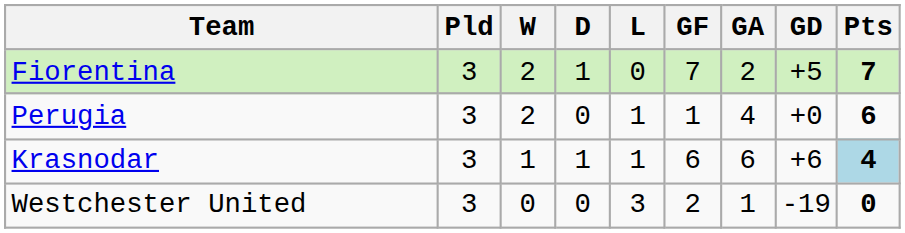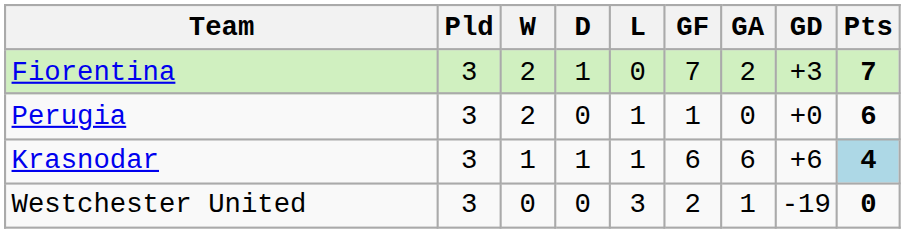(806, 72) +5 -> (806, 72) +3
(748, 116) 4 -> (748, 116) 0
